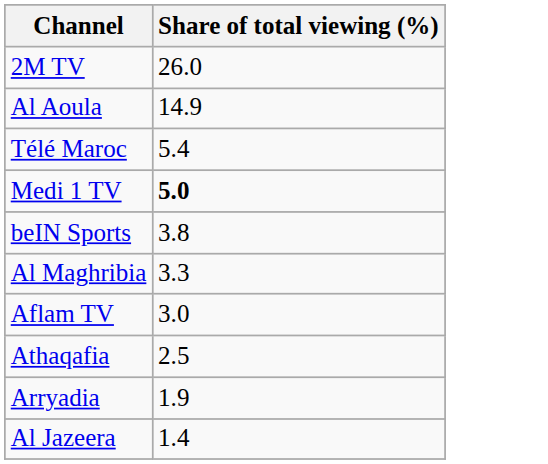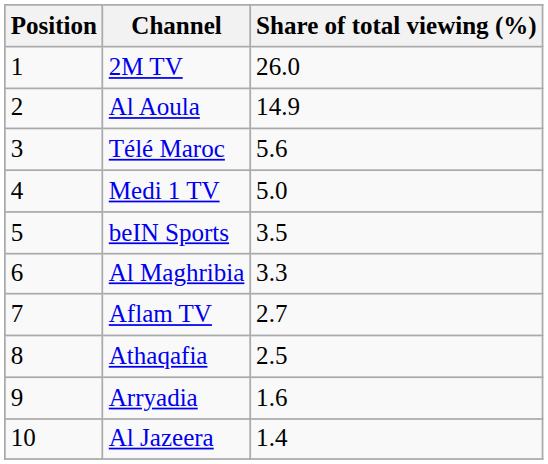+ column: (54, 25)
(174, 149) 5.4 -> (272, 149) 5.6
(174, 190) bold -> (272, 190) normal
(174, 232) 3.8 -> (272, 232) 3.5
(174, 314) 3.0 -> (272, 314) 2.7
(174, 397) 1.9 -> (272, 397) 1.6
